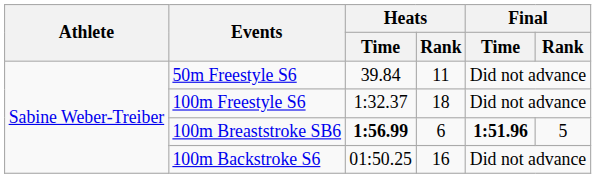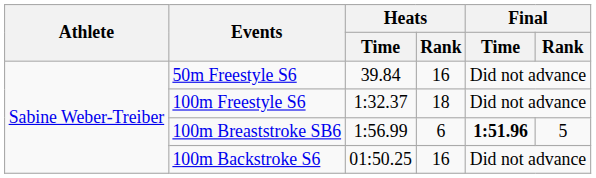(441, 74) 11 -> (441, 74) 16
(381, 131) bold -> (381, 131) normal
